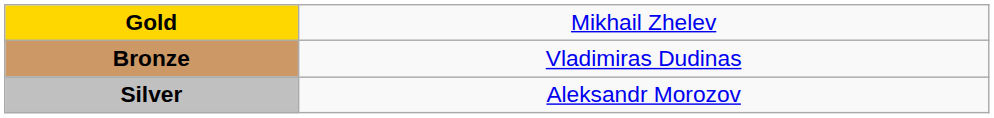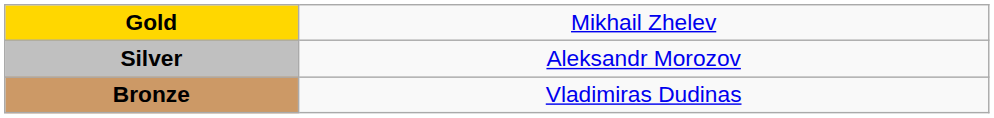rows swapped: (151, 94) <-> (151, 58)
